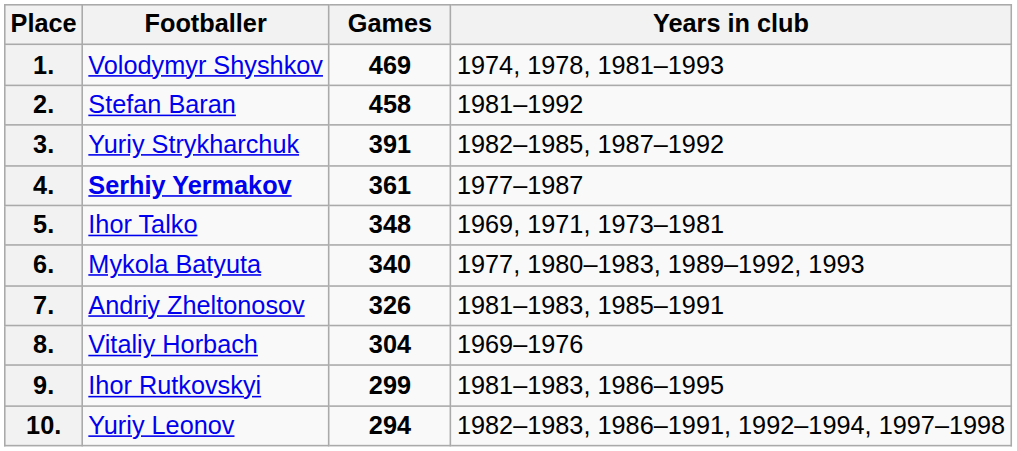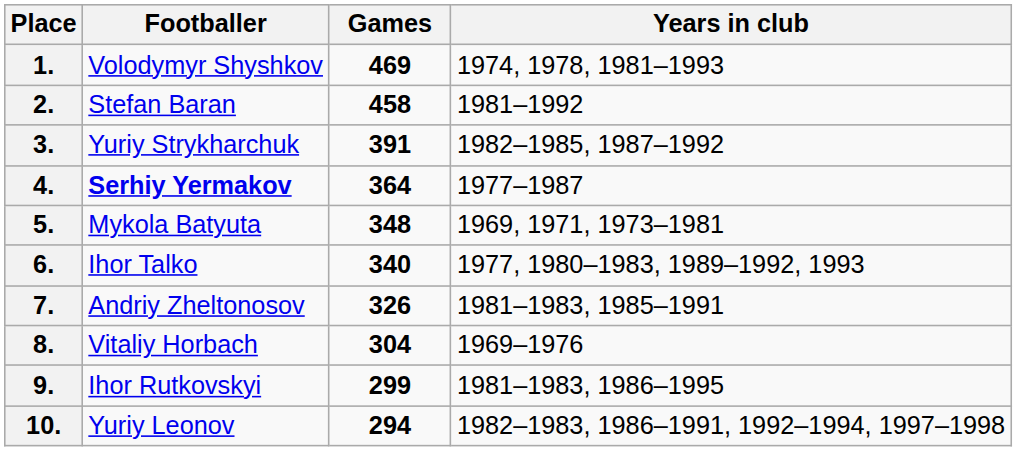(390, 184) 361 -> (390, 184) 364
(143, 225) Ihor Talko -> (175, 225) Mykola Batyuta
(175, 265) Mykola Batyuta -> (143, 265) Ihor Talko
